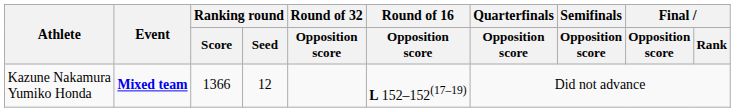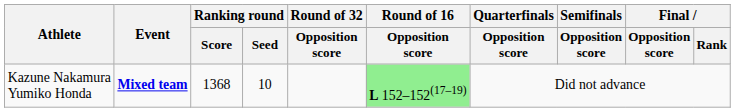(217, 85) 1366 -> (217, 85) 1368
(265, 85) 12 -> (265, 85) 10
(418, 94) no background -> (418, 94) lightgreen background
